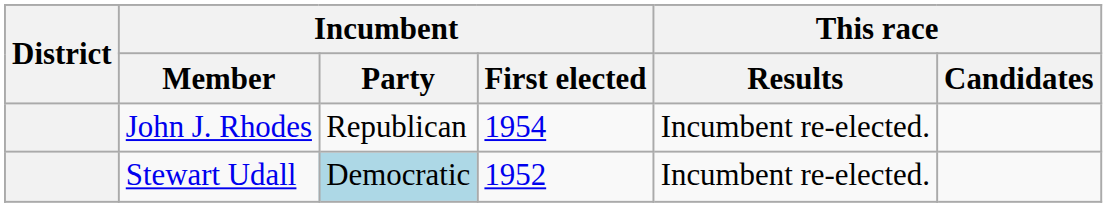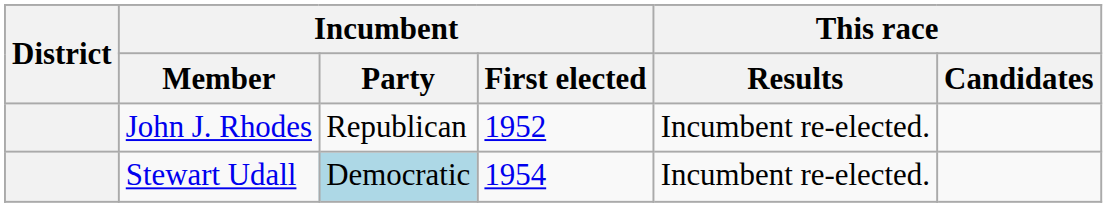(515, 126) 1954 -> (515, 126) 1952
(515, 175) 1952 -> (515, 175) 1954
